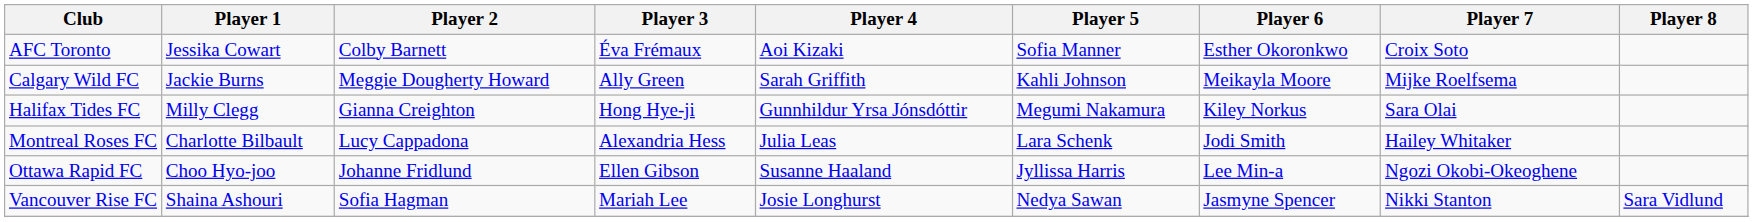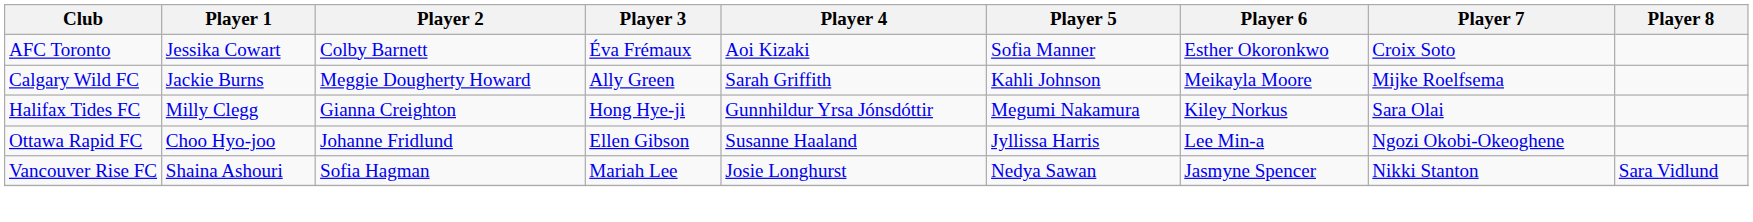- row: (83, 140)
